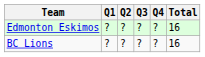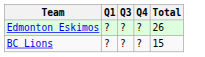- column: (126, 12)
(174, 28) 16 -> (158, 28) 26
(174, 44) 16 -> (158, 44) 15
